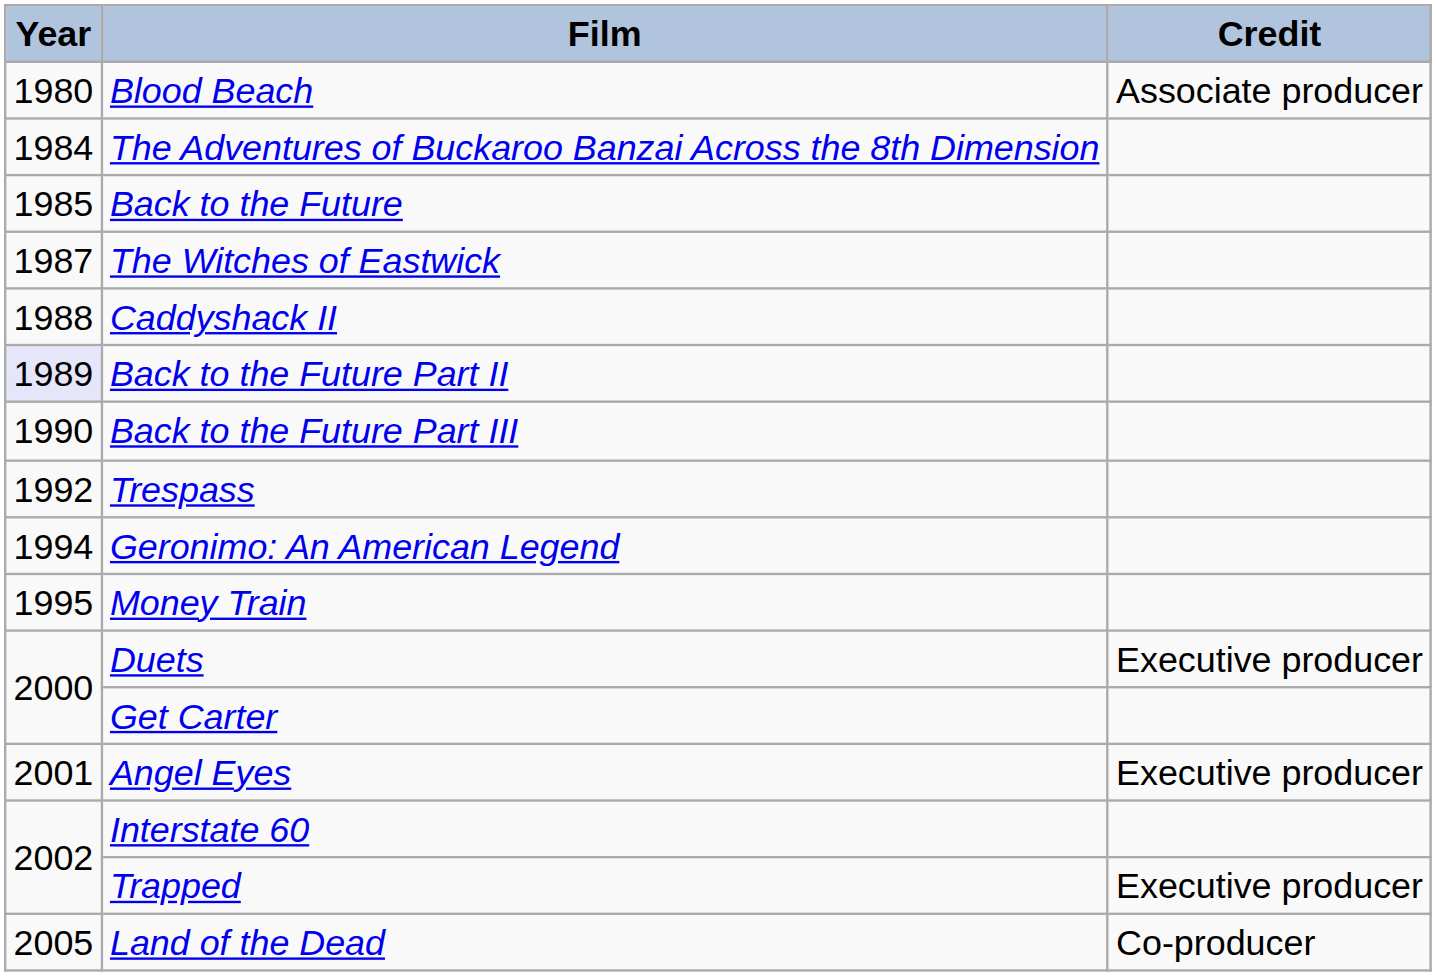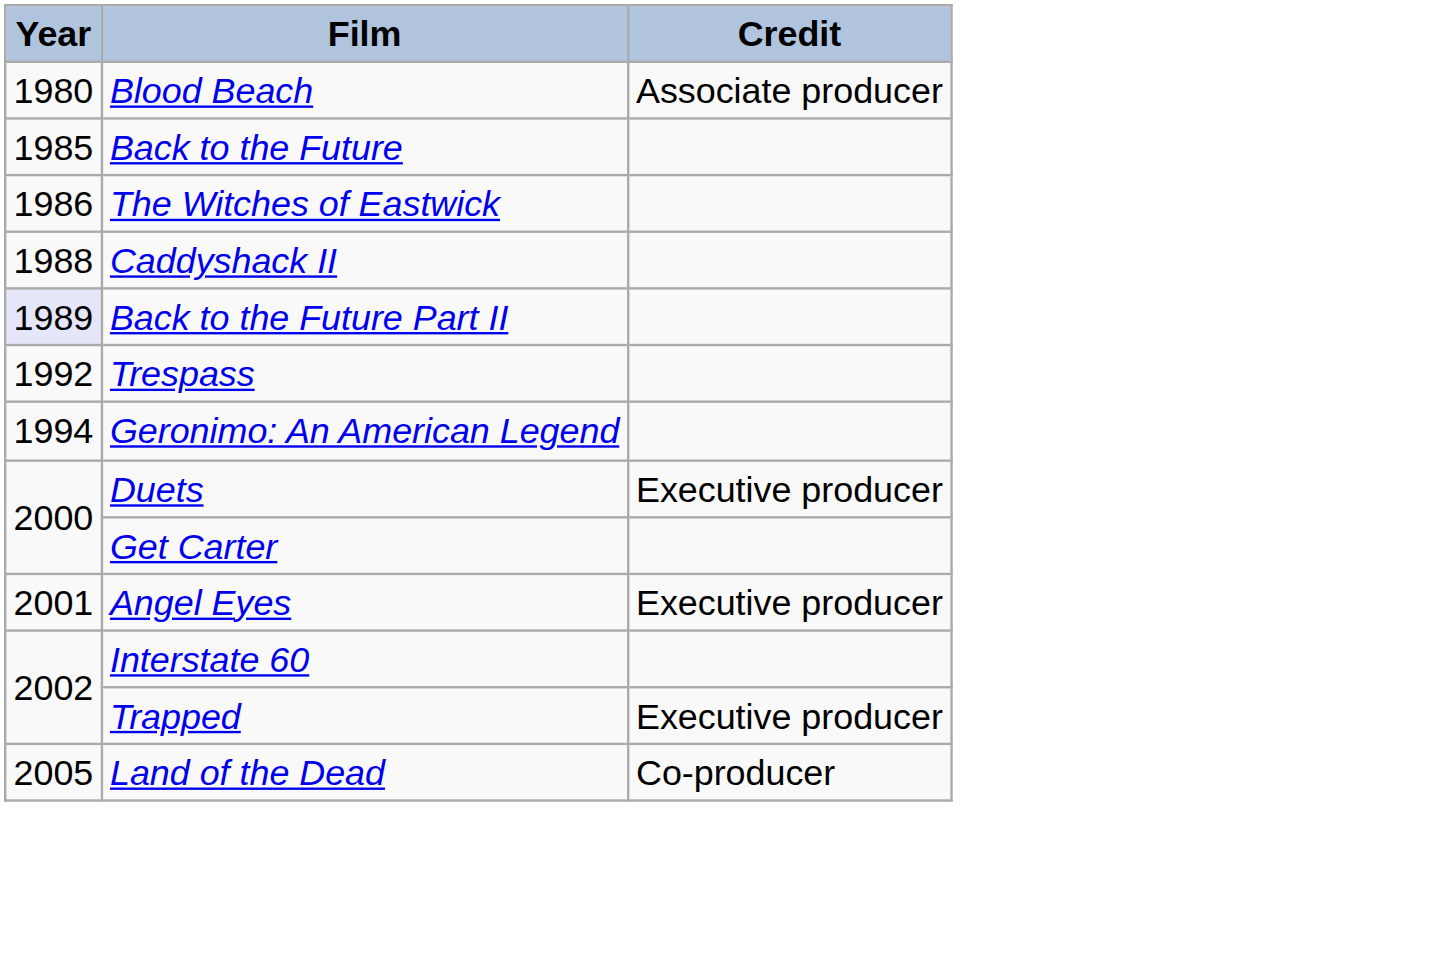- row: (605, 147)
(53, 261) 1987 -> (53, 204) 1986
- row: (314, 431)
- row: (208, 602)
